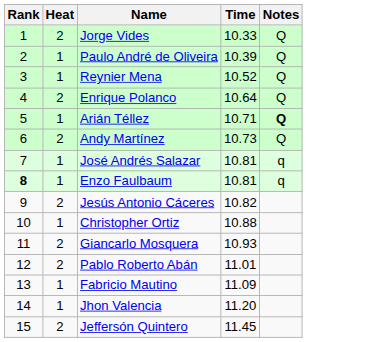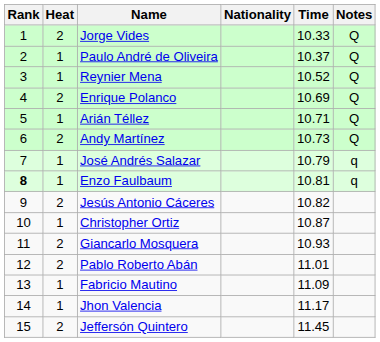+ column: (257, 14)
(240, 56) 10.39 -> (313, 56) 10.37
(240, 98) 10.64 -> (313, 98) 10.69
(281, 118) bold -> (354, 118) normal
(240, 160) 10.81 -> (313, 160) 10.79
(240, 222) 10.88 -> (313, 222) 10.87
(240, 306) 11.20 -> (313, 306) 11.17
